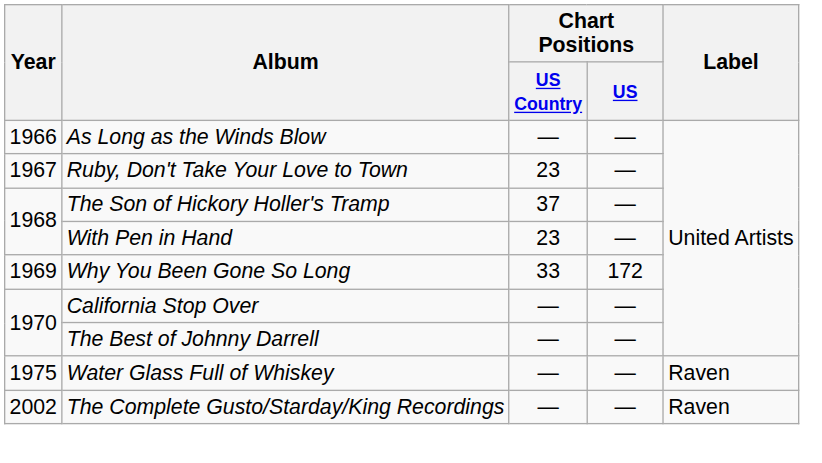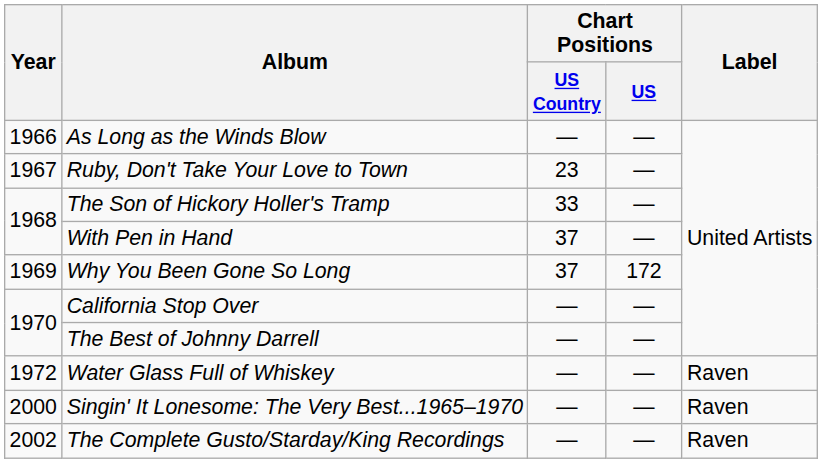(548, 204) 37 -> (567, 204) 33
(548, 237) 23 -> (567, 237) 37
(548, 271) 33 -> (567, 271) 37
(33, 372) 1975 -> (33, 372) 1972
+ row: (295, 406)
